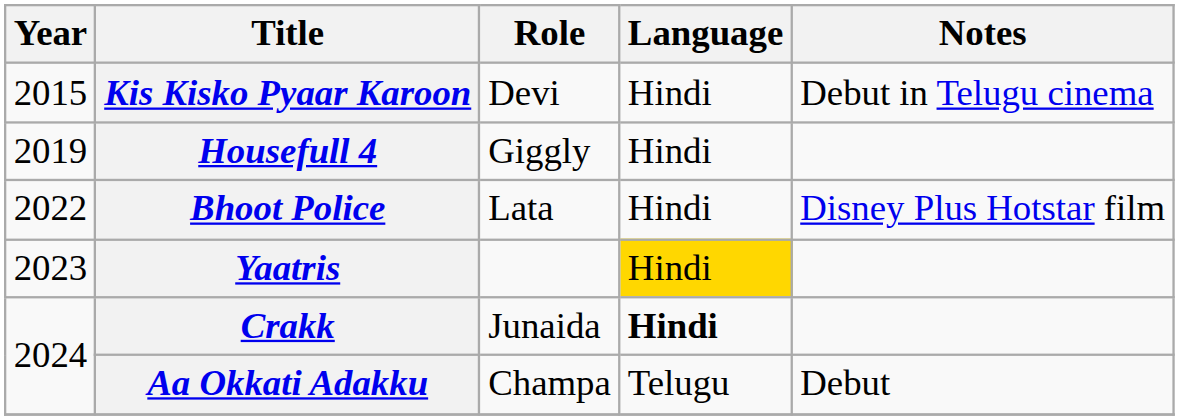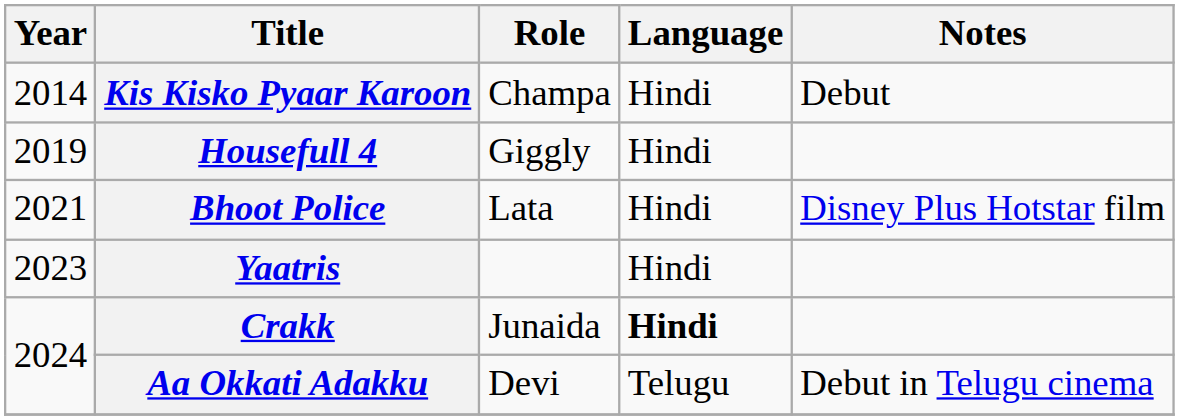(50, 92) 2015 -> (50, 92) 2014
(524, 92) Devi -> (550, 92) Champa
(977, 92) Debut in Telugu cinema -> (845, 92) Debut
(50, 208) 2022 -> (50, 208) 2021
(670, 267) gold background -> (670, 267) no background
(550, 383) Champa -> (524, 383) Devi
(845, 383) Debut -> (977, 383) Debut in Telugu cinema
